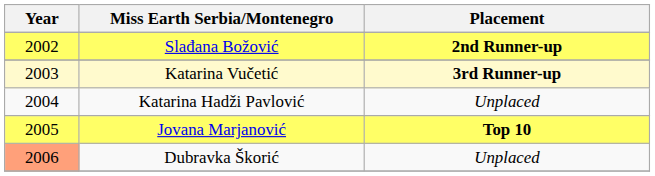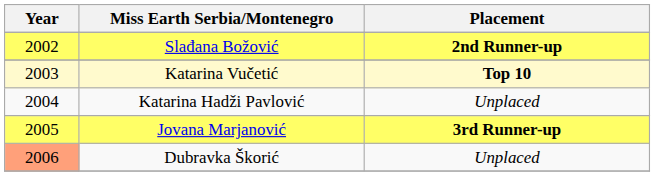(507, 74) 3rd Runner-up -> (507, 74) Top 10
(507, 129) Top 10 -> (507, 129) 3rd Runner-up
